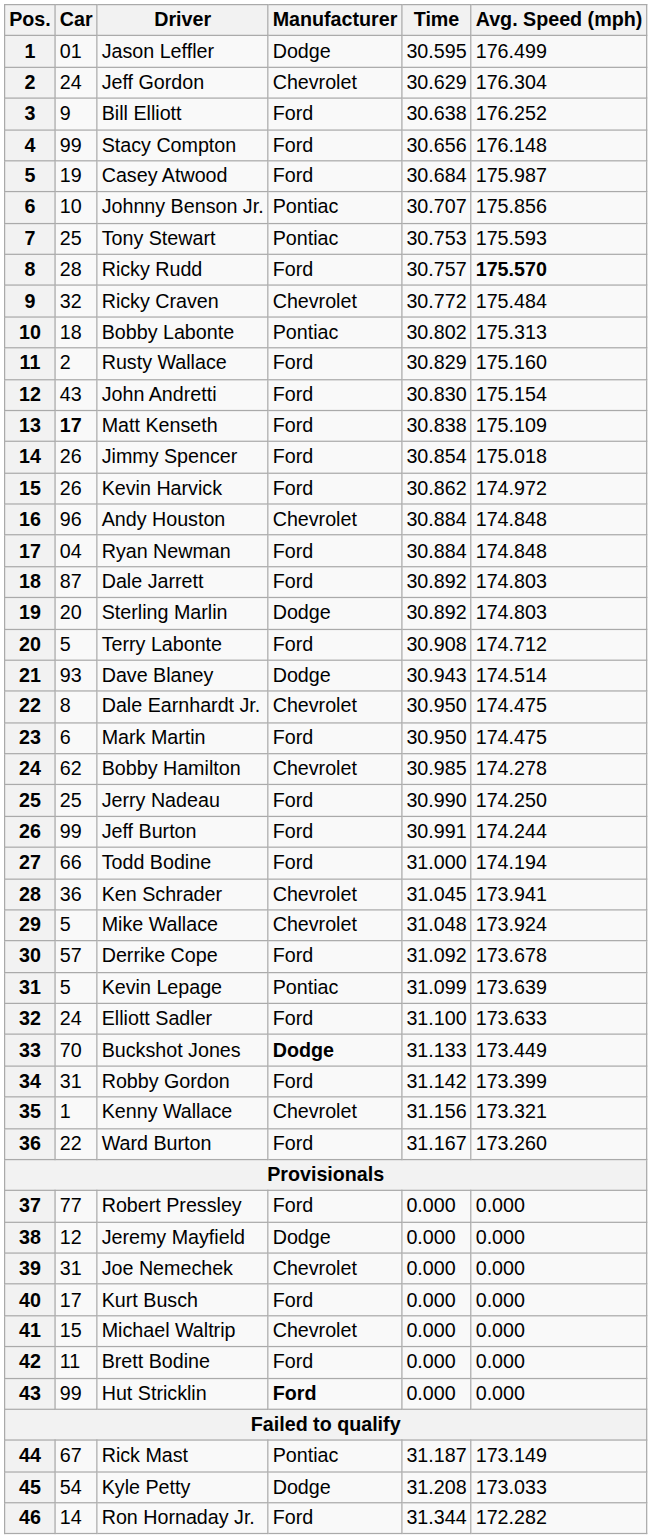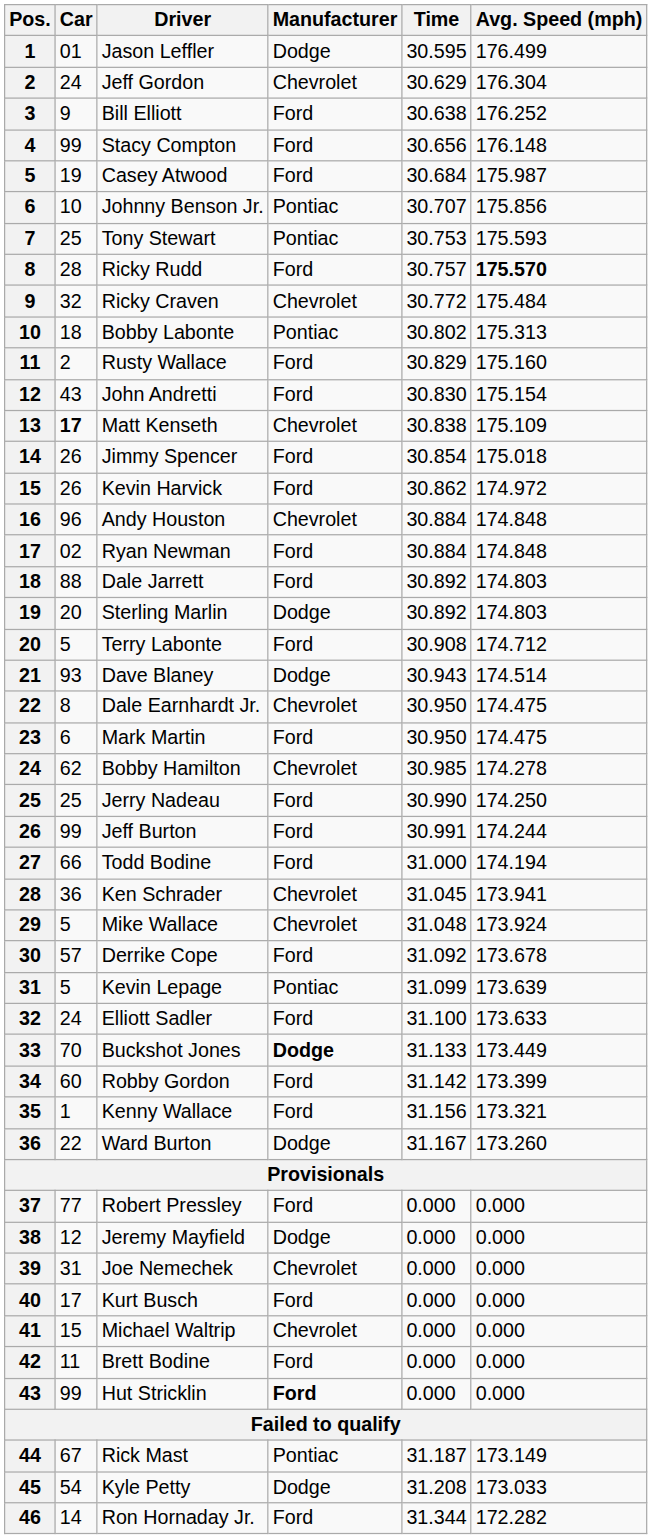(293, 425) Ford -> (315, 425) Chevrolet
(71, 550) 04 -> (71, 550) 02
(71, 581) 87 -> (71, 581) 88
(71, 1081) 31 -> (71, 1081) 60
(315, 1112) Chevrolet -> (293, 1112) Ford
(293, 1143) Ford -> (302, 1143) Dodge
